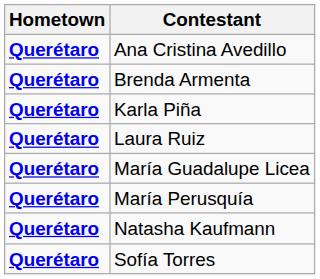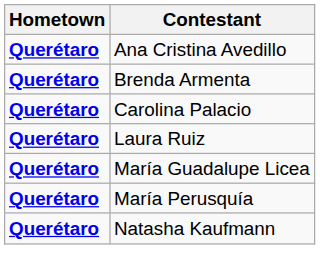+ row: (183, 109)
- row: (157, 109)
- row: (165, 258)
